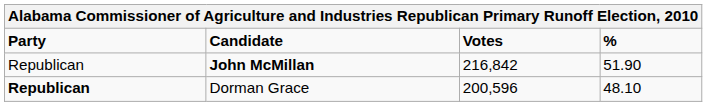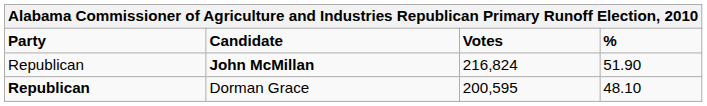(490, 64) 216,842 -> (490, 64) 216,824
(490, 88) 200,596 -> (490, 88) 200,595
